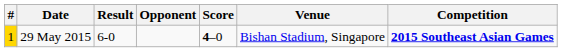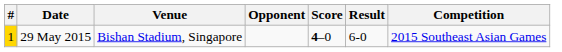columns swapped: (312, 15) <-> (115, 15)
(472, 36) bold -> (469, 36) normal
